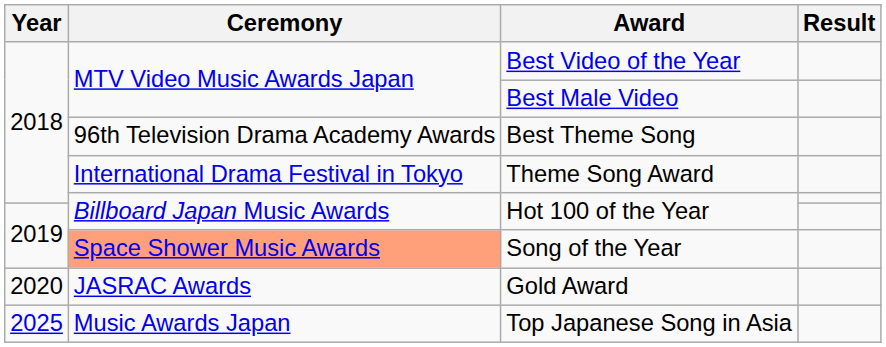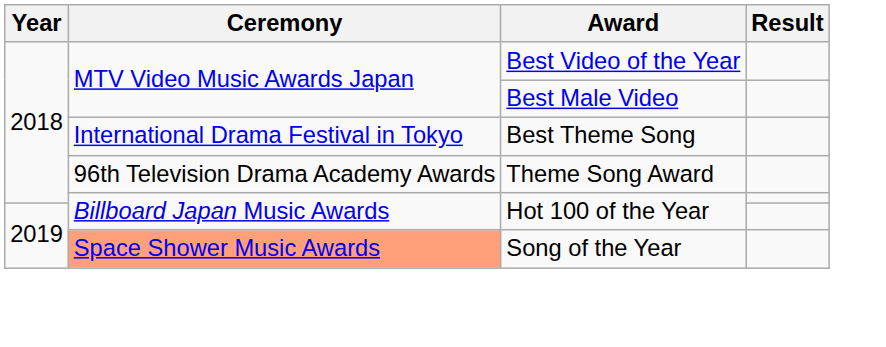(285, 135) 96th Television Drama Academy Awards -> (268, 135) International Drama Festival in Tokyo
(268, 173) International Drama Festival in Tokyo -> (285, 173) 96th Television Drama Academy Awards
- row: (37, 286)
- row: (37, 323)
